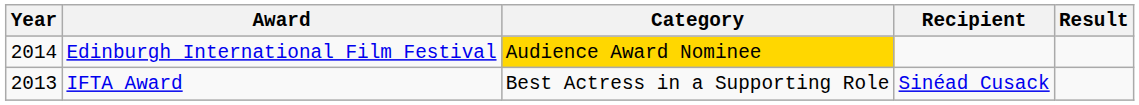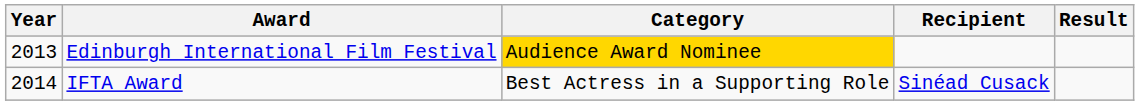(34, 52) 2014 -> (34, 52) 2013
(34, 84) 2013 -> (34, 84) 2014
